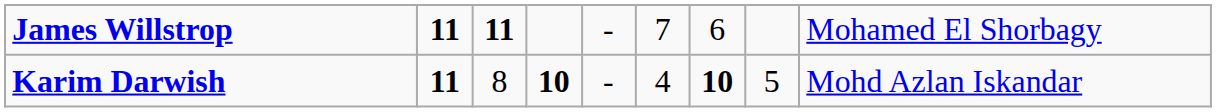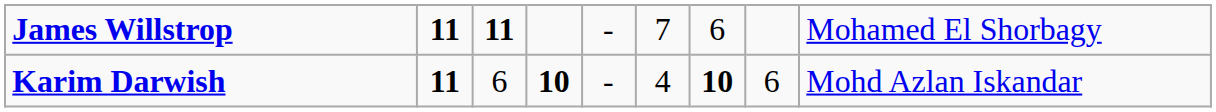(499, 80) 8 -> (499, 80) 6
(772, 80) 5 -> (772, 80) 6
